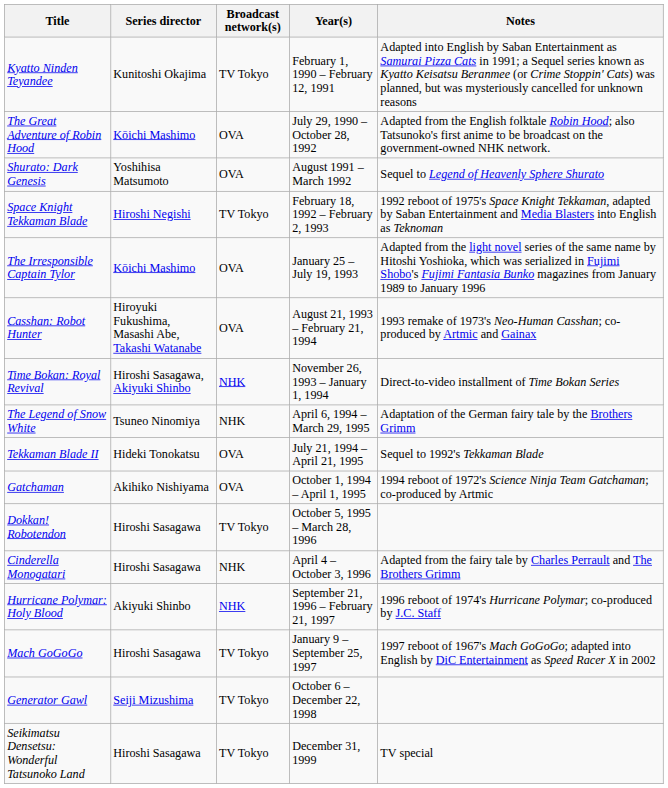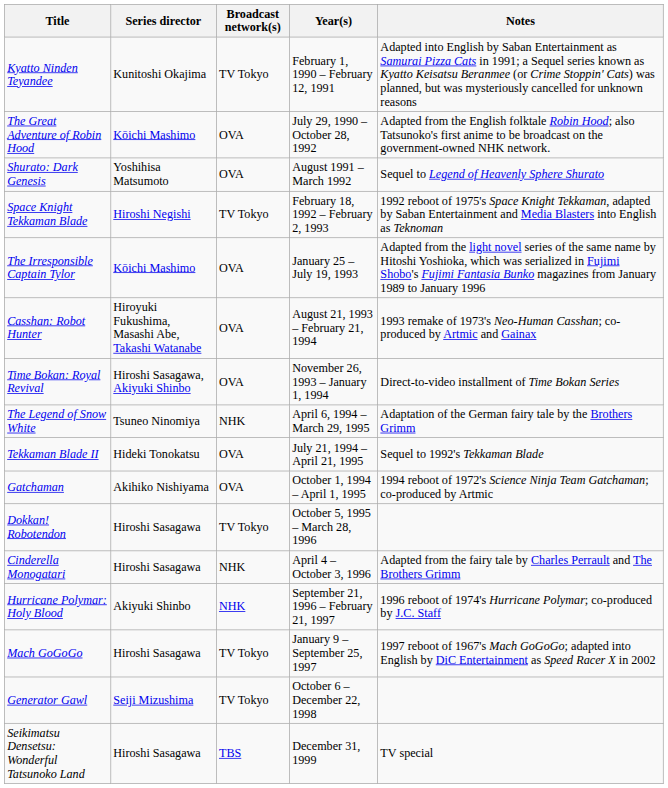(232, 381) NHK -> (231, 381) OVA
(244, 753) TV Tokyo -> (230, 753) TBS
